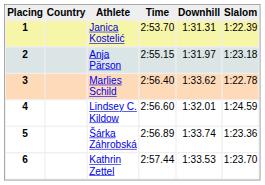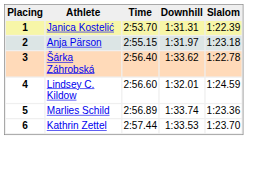- column: (66, 13)
(105, 86) Marlies Schild -> (71, 64) Šárka Záhrobská
(113, 139) Šárka Záhrobská -> (78, 111) Marlies Schild
